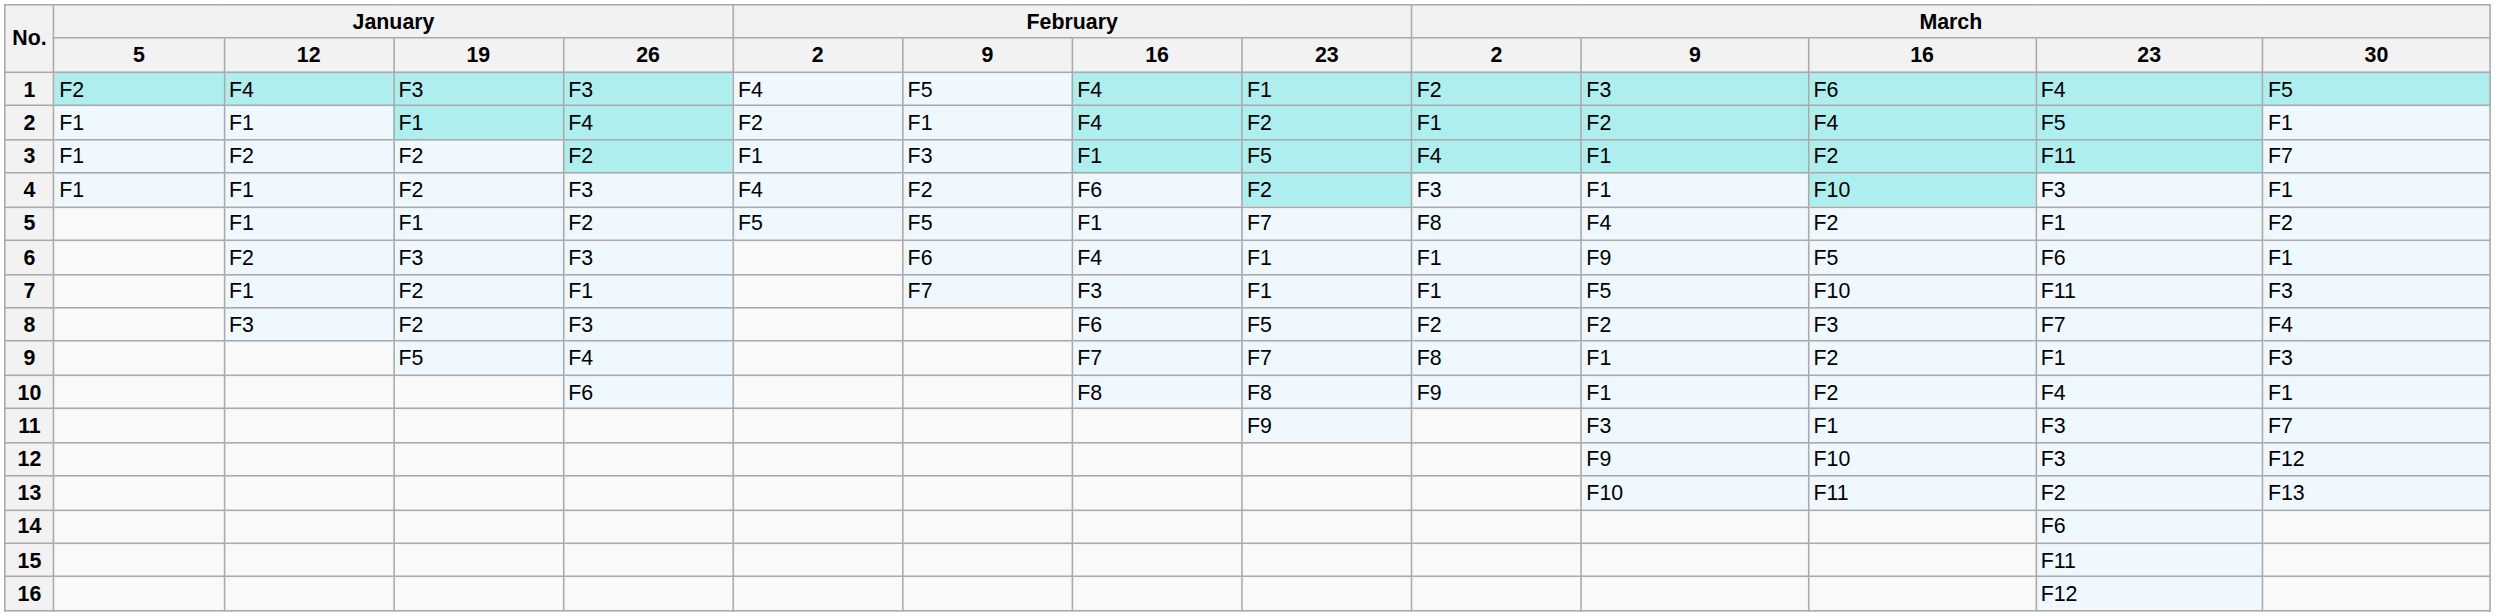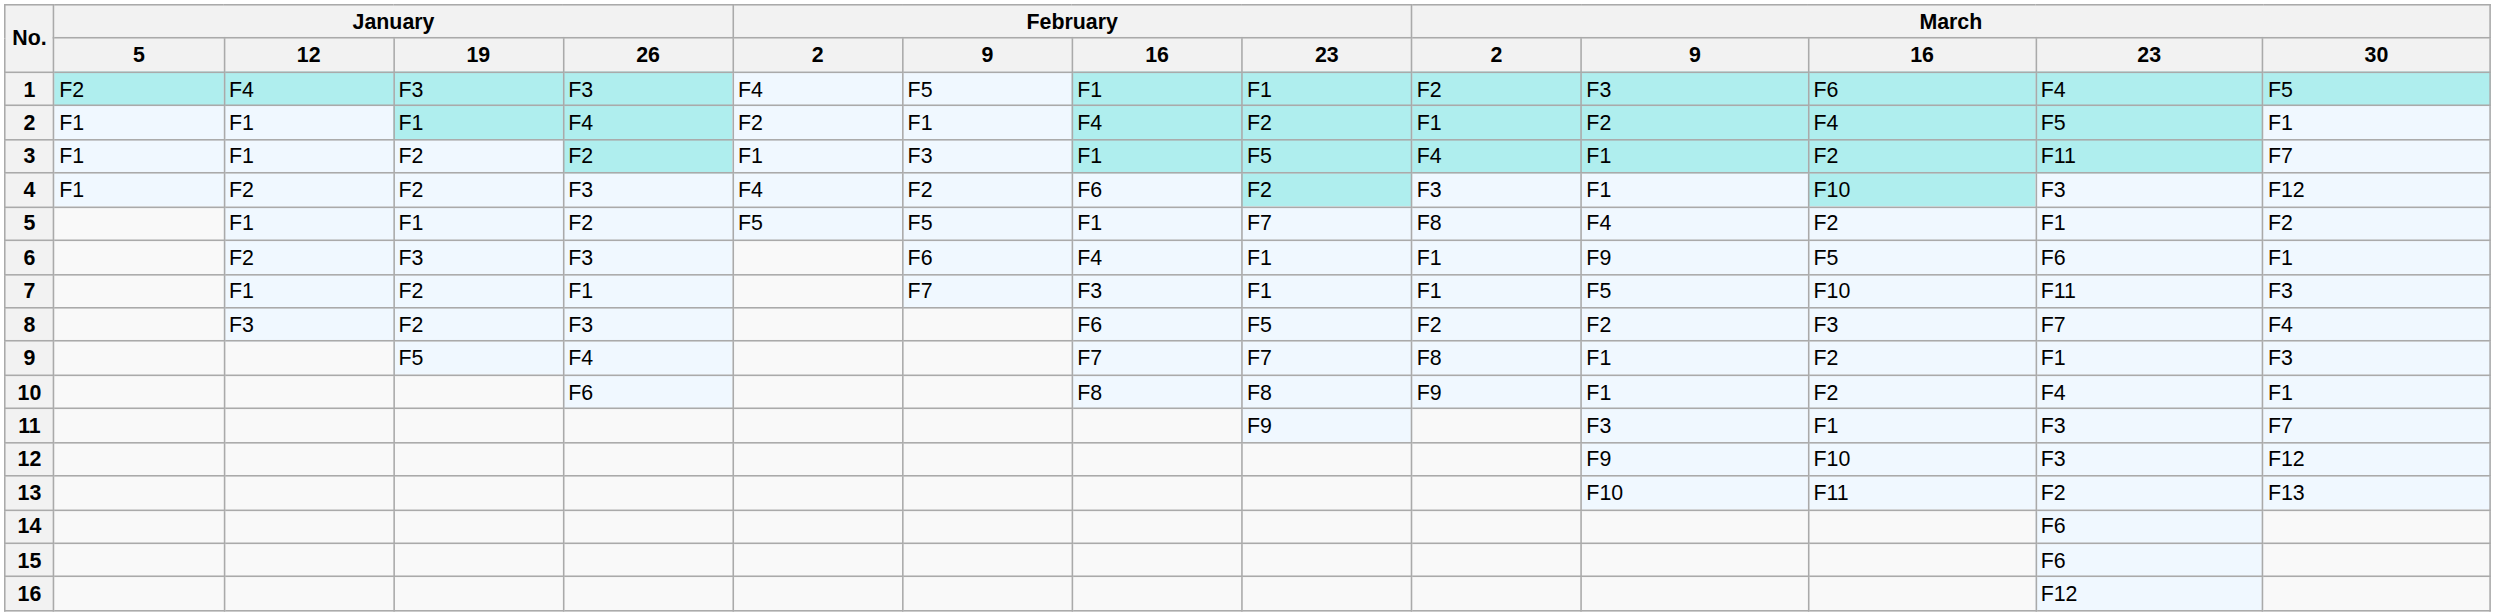(1090, 89) F4 -> (1090, 89) F1
(241, 156) F2 -> (241, 156) F1
(241, 189) F1 -> (241, 189) F2
(2280, 189) F1 -> (2286, 189) F12
(2058, 560) F11 -> (2053, 560) F6
